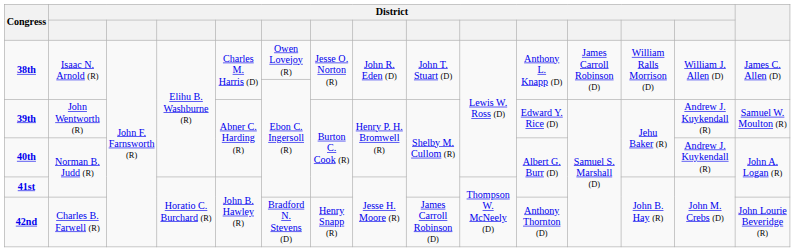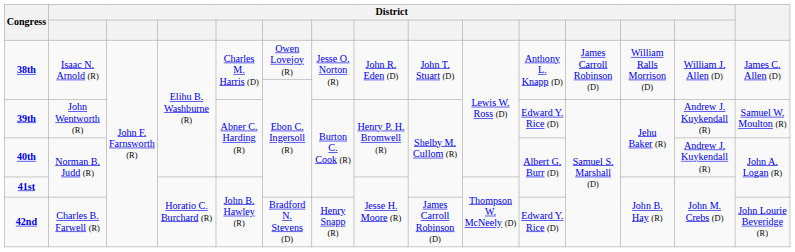(542, 221) Anthony Thornton (D) -> (542, 221) Edward Y. Rice (D)
